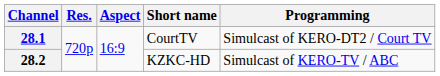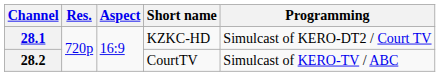(172, 37) CourtTV -> (179, 37) KZKC-HD
(179, 60) KZKC-HD -> (172, 60) CourtTV
